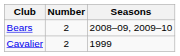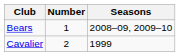(66, 28) 2 -> (66, 28) 1
